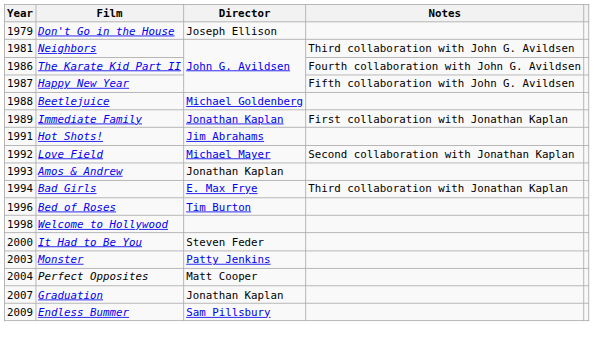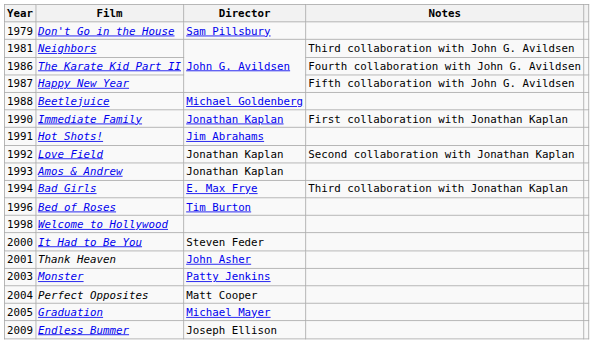(232, 31) Joseph Ellison -> (228, 31) Sam Pillsbury
(20, 119) 1989 -> (20, 119) 1990
(228, 154) Michael Mayer -> (235, 154) Jonathan Kaplan
+ row: (77, 259)
(20, 295) 2007 -> (20, 312) 2005
(235, 295) Jonathan Kaplan -> (228, 312) Michael Mayer
(228, 312) Sam Pillsbury -> (232, 330) Joseph Ellison
